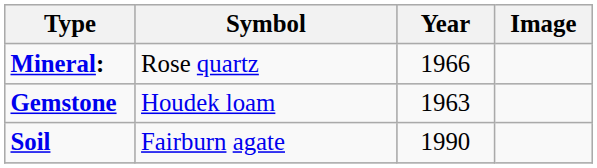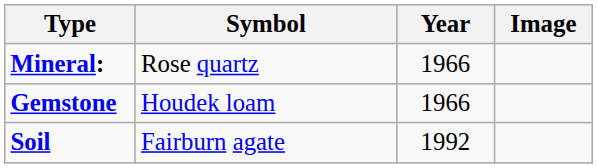(445, 102) 1963 -> (445, 102) 1966
(445, 142) 1990 -> (445, 142) 1992
